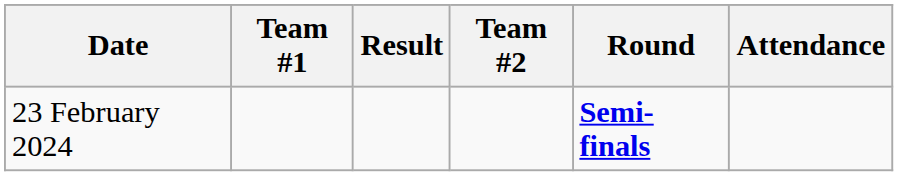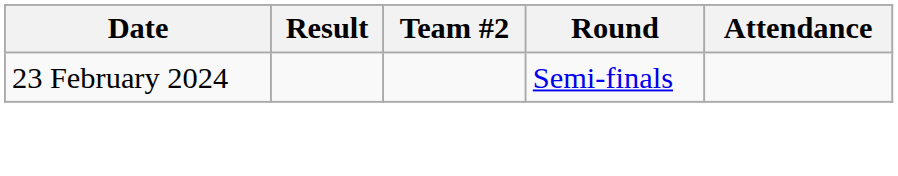- column: (292, 45)
(617, 128) bold -> (603, 76) normal
